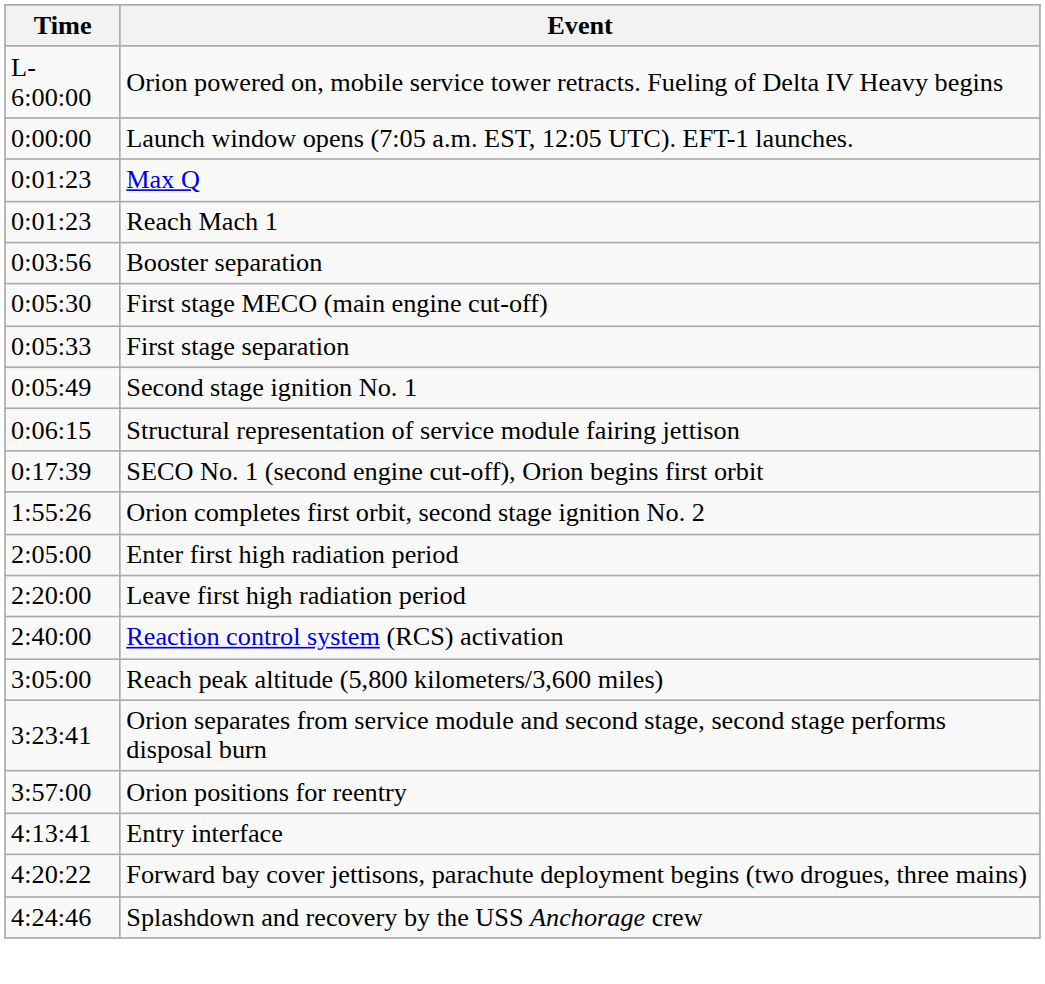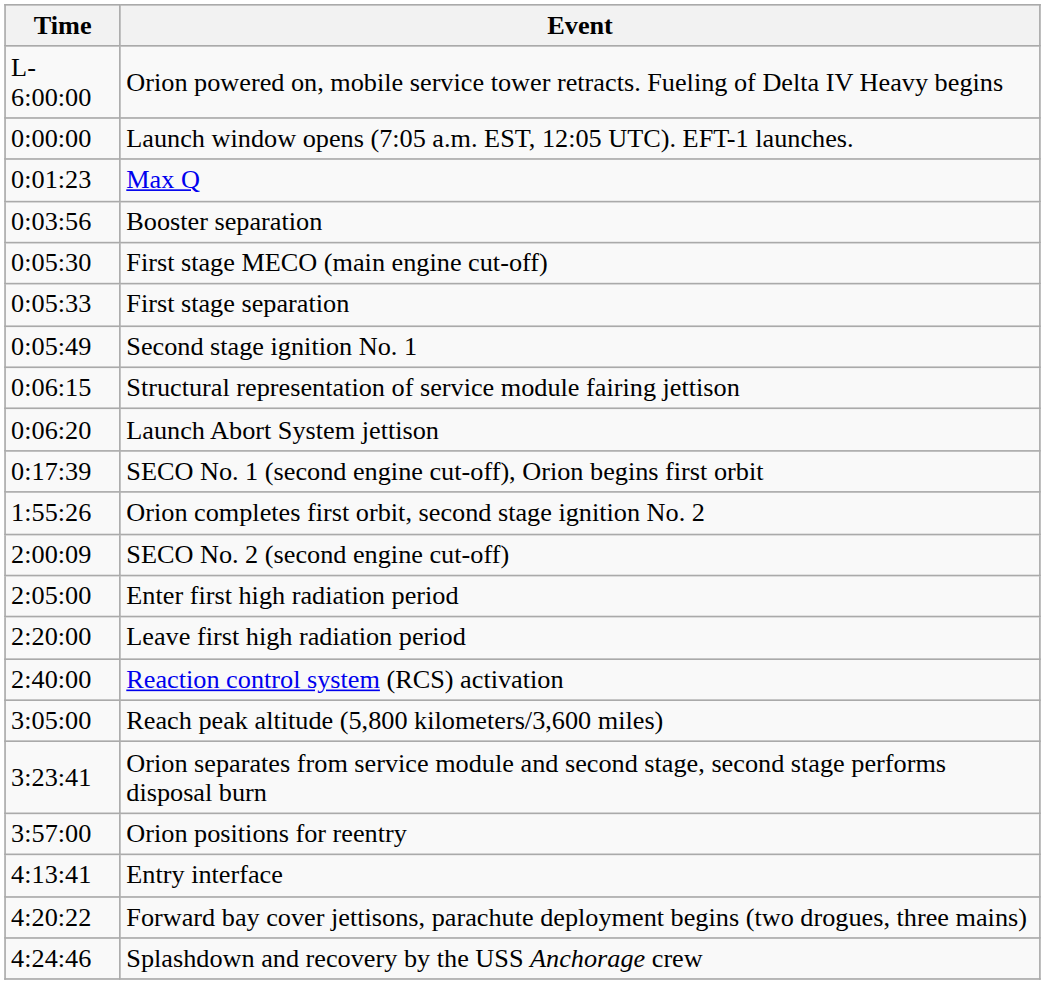- row: (202, 221)
+ row: (283, 429)
+ row: (318, 554)
